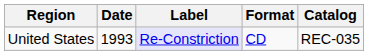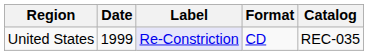(117, 38) 1993 -> (117, 38) 1999
